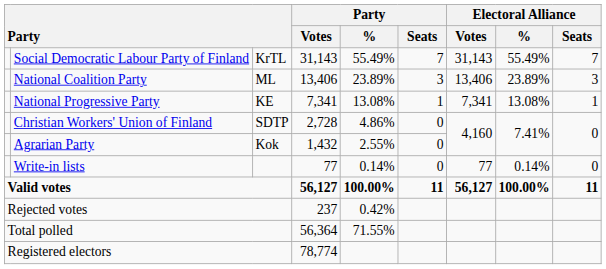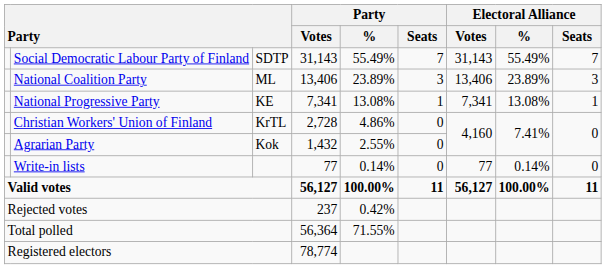(271, 58) KrTL -> (272, 58) SDTP
(272, 123) SDTP -> (271, 123) KrTL
